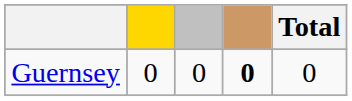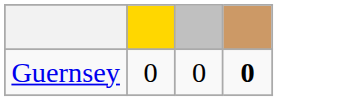- column: (309, 26)
